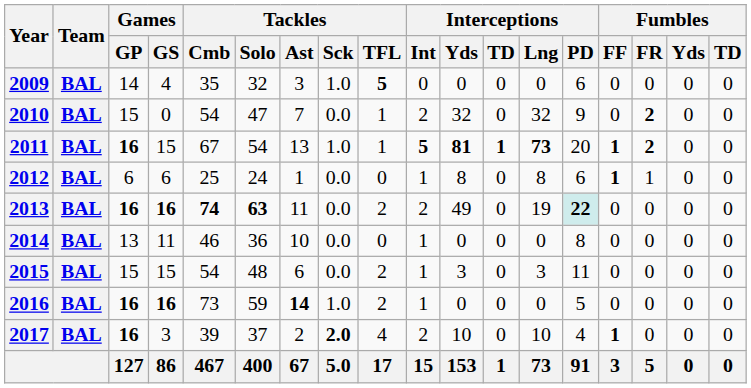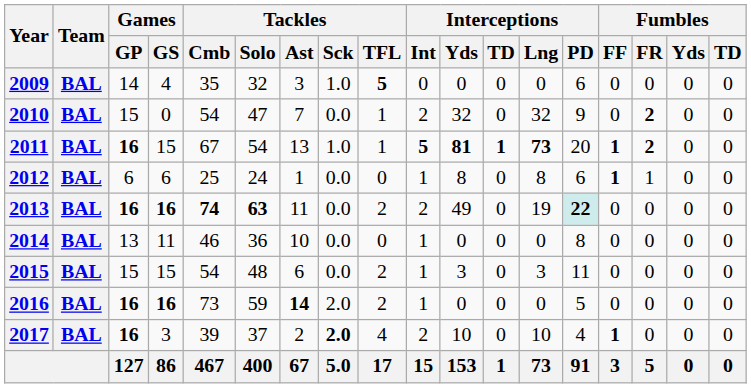(338, 303) 1.0 -> (338, 303) 2.0
